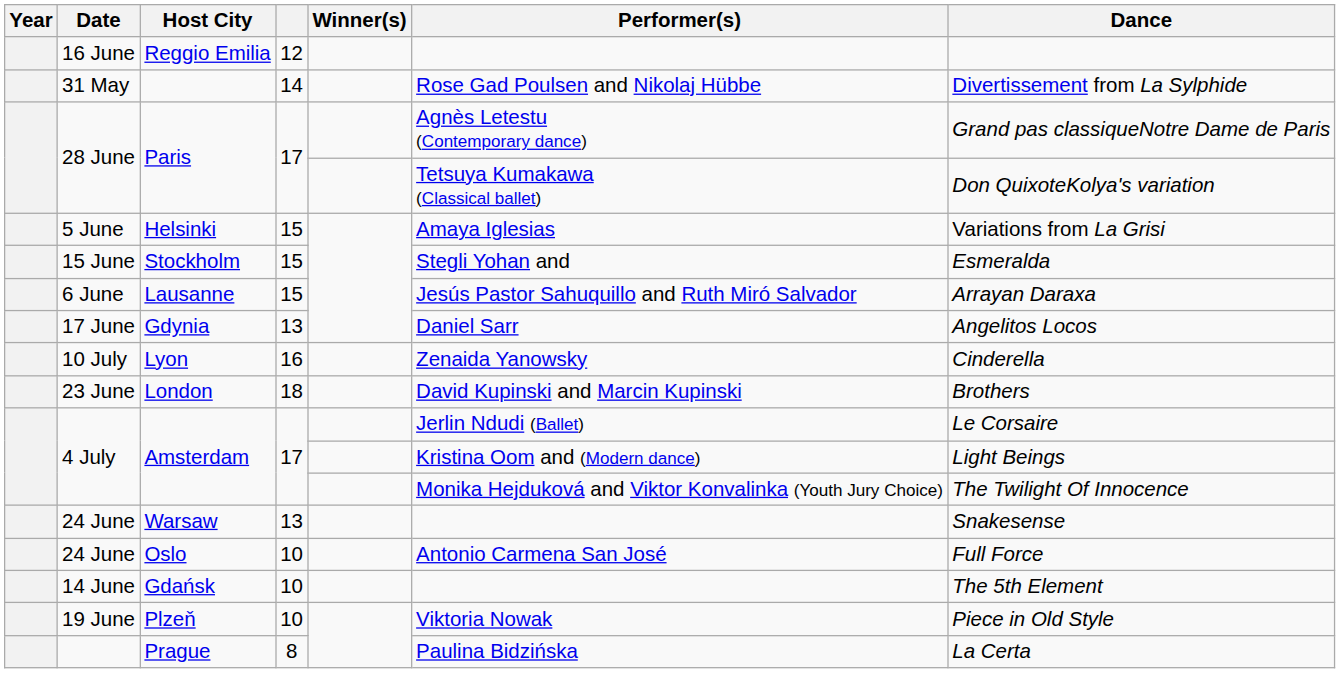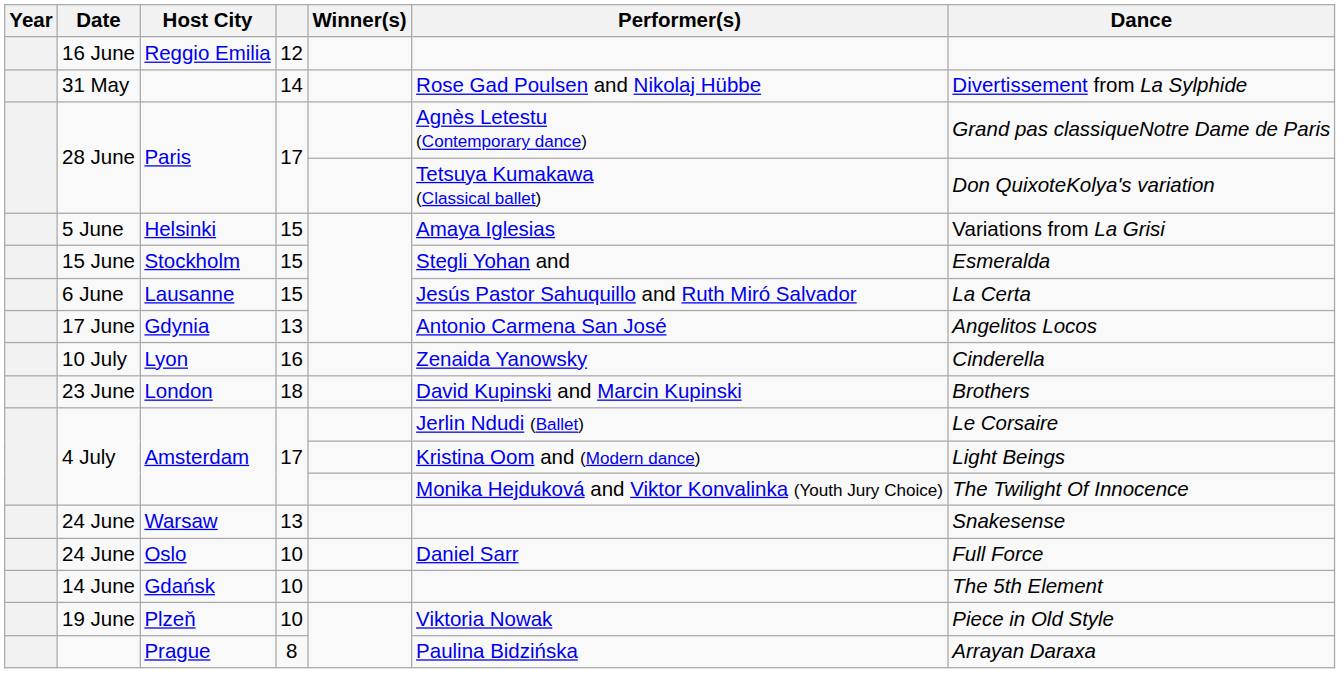(1024, 294) Arrayan Daraxa -> (992, 294) La Certa
(467, 326) Daniel Sarr -> (541, 326) Antonio Carmena San José
(541, 554) Antonio Carmena San José -> (467, 554) Daniel Sarr
(992, 651) La Certa -> (1024, 651) Arrayan Daraxa
